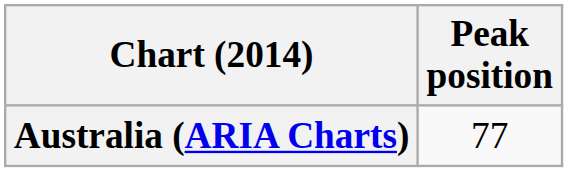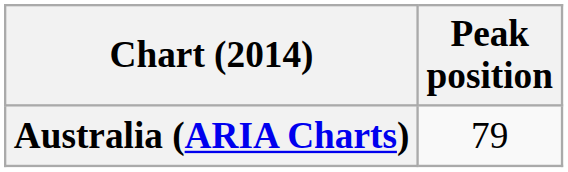(490, 135) 77 -> (490, 135) 79
